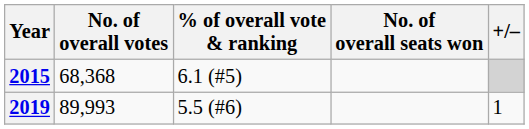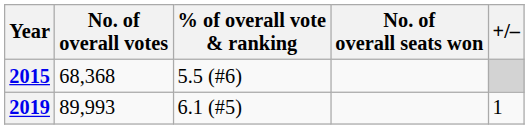(210, 75) 6.1 (#5) -> (210, 75) 5.5 (#6)
(210, 107) 5.5 (#6) -> (210, 107) 6.1 (#5)
